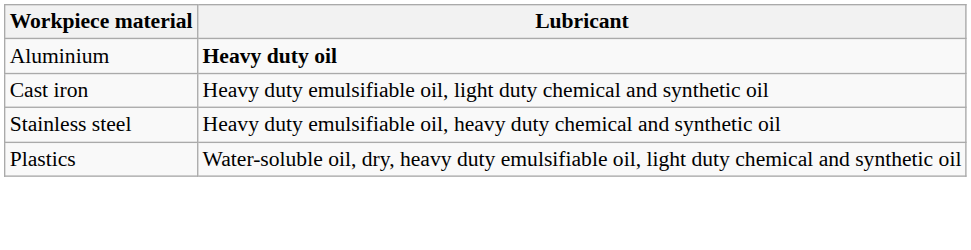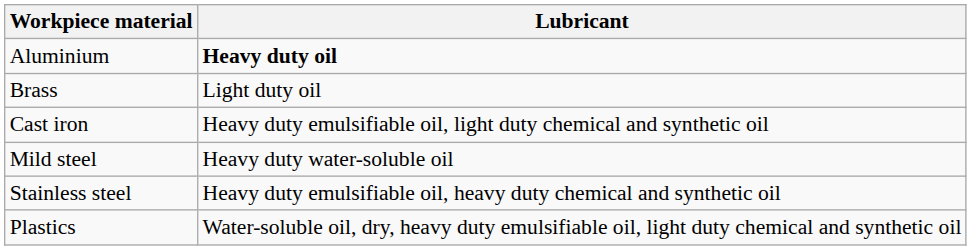+ row: (34, 90)
+ row: (53, 158)
